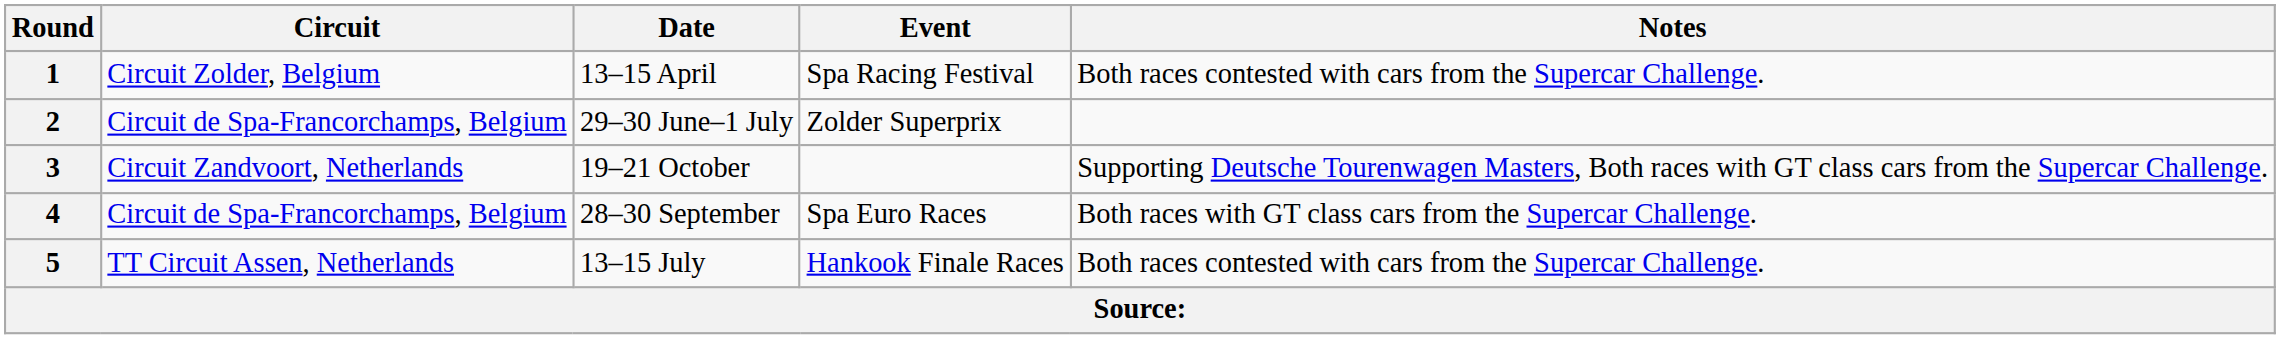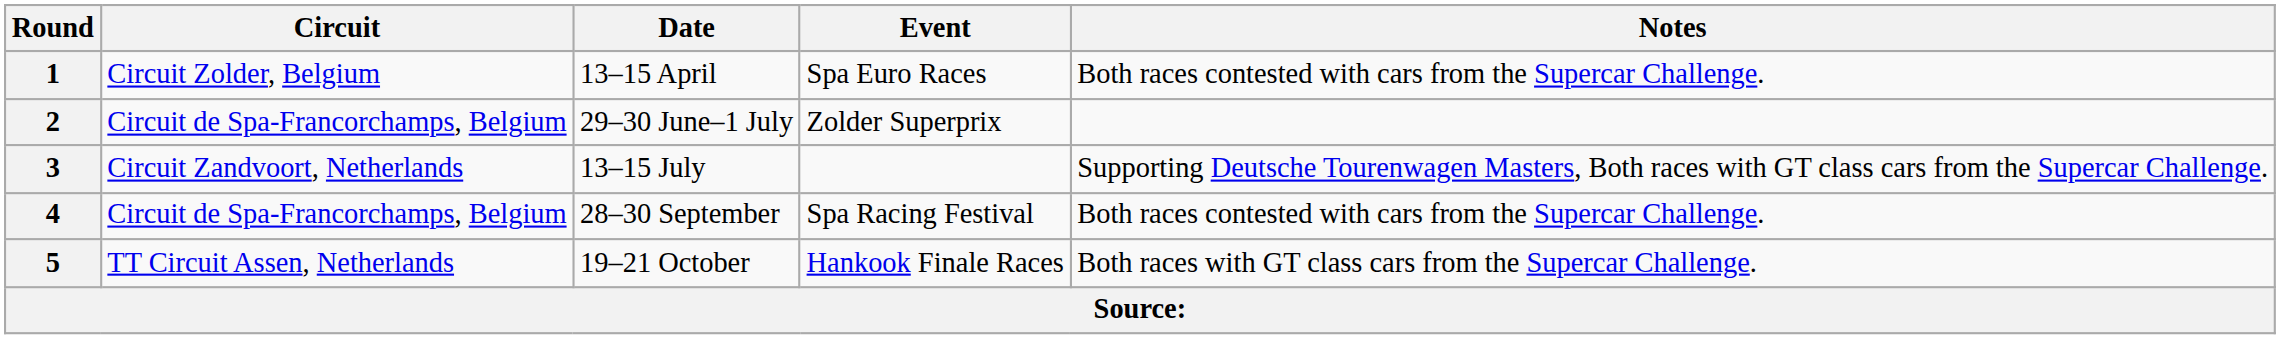(920, 74) Spa Racing Festival -> (897, 74) Spa Euro Races
(665, 168) 19–21 October -> (643, 168) 13–15 July
(897, 215) Spa Euro Races -> (920, 215) Spa Racing Festival
(1417, 215) Both races with GT class cars from the Supercar Challenge. -> (1421, 215) Both races contested with cars from the Supercar Challenge.
(643, 262) 13–15 July -> (665, 262) 19–21 October
(1421, 262) Both races contested with cars from the Supercar Challenge. -> (1417, 262) Both races with GT class cars from the Supercar Challenge.
